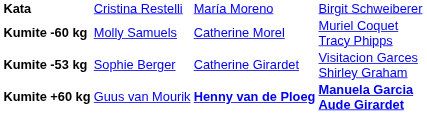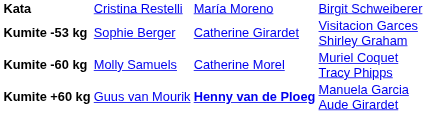rows swapped: (45, 65) <-> (45, 33)
(366, 97) bold -> (364, 97) normal
